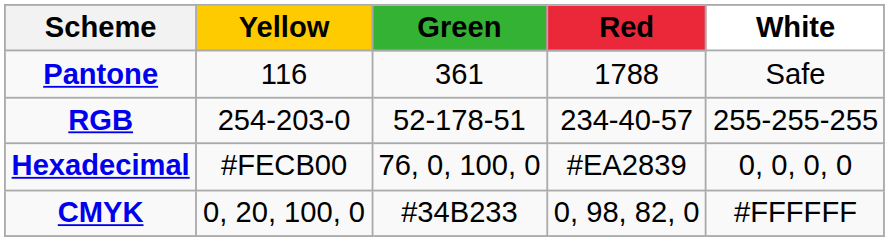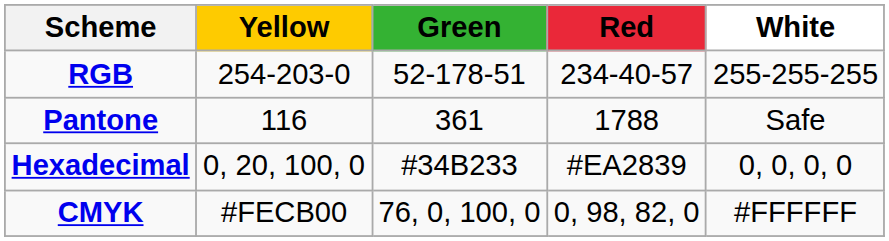rows swapped: (101, 73) <-> (101, 119)
(284, 166) #FECB00 -> (284, 166) 0, 20, 100, 0
(459, 166) 76, 0, 100, 0 -> (459, 166) #34B233
(284, 212) 0, 20, 100, 0 -> (284, 212) #FECB00
(459, 212) #34B233 -> (459, 212) 76, 0, 100, 0
